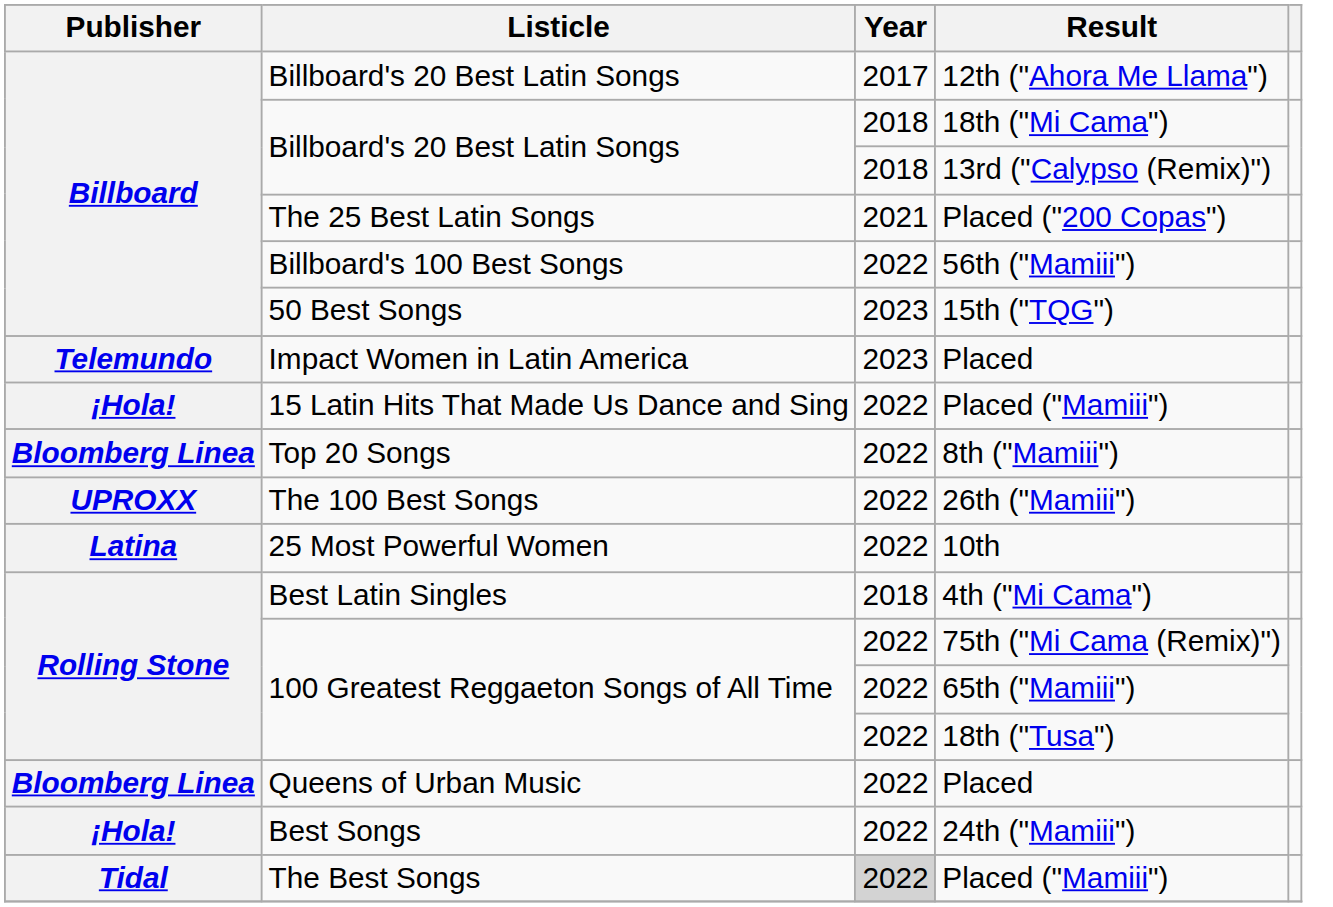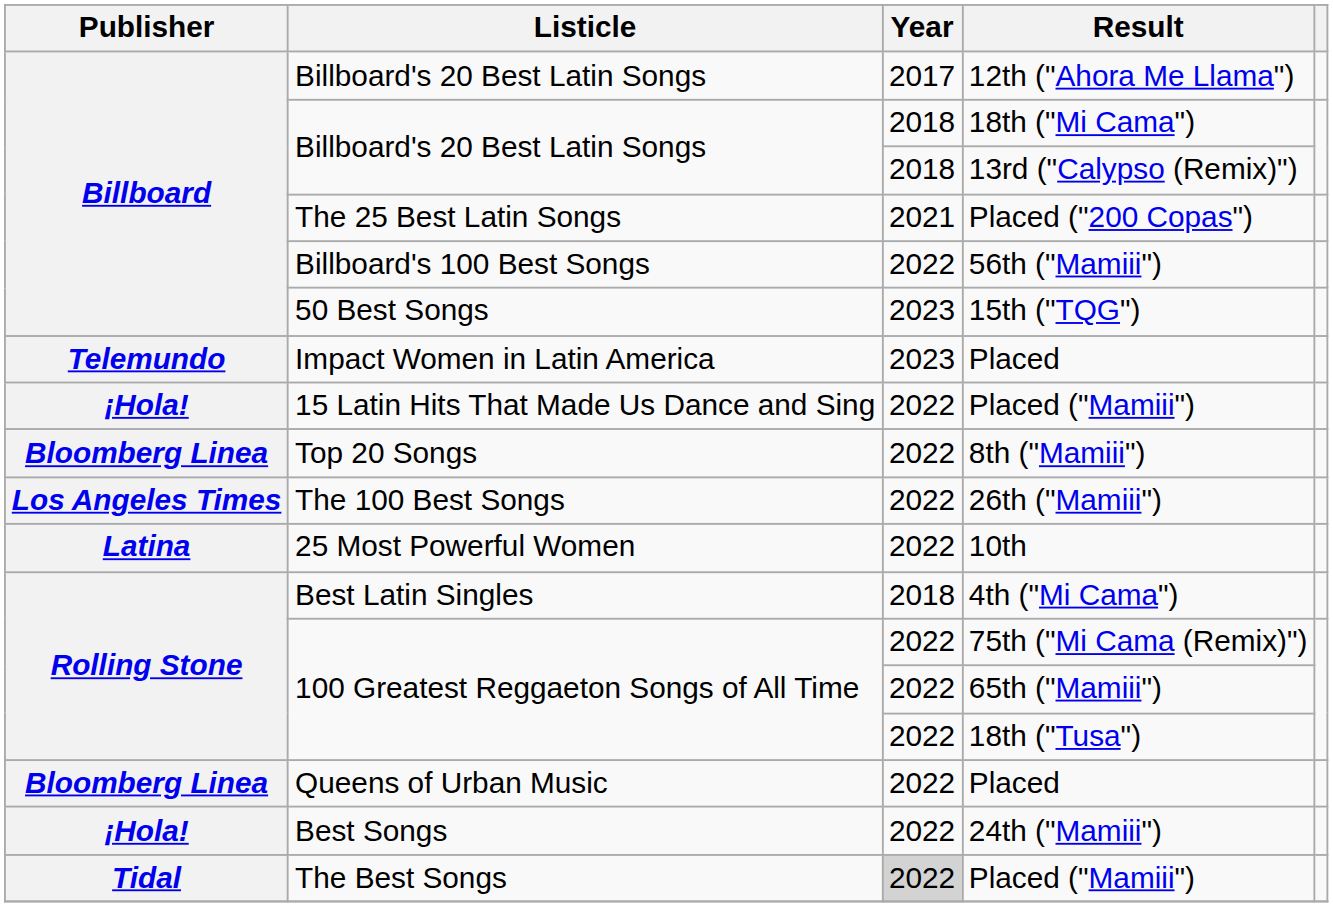(133, 500) UPROXX -> (147, 500) Los Angeles Times
